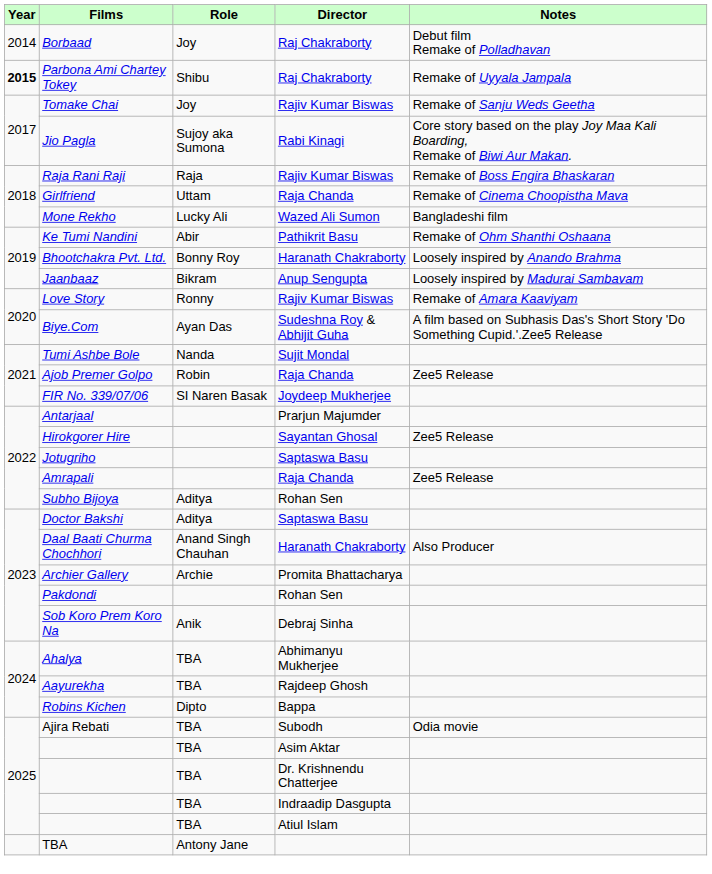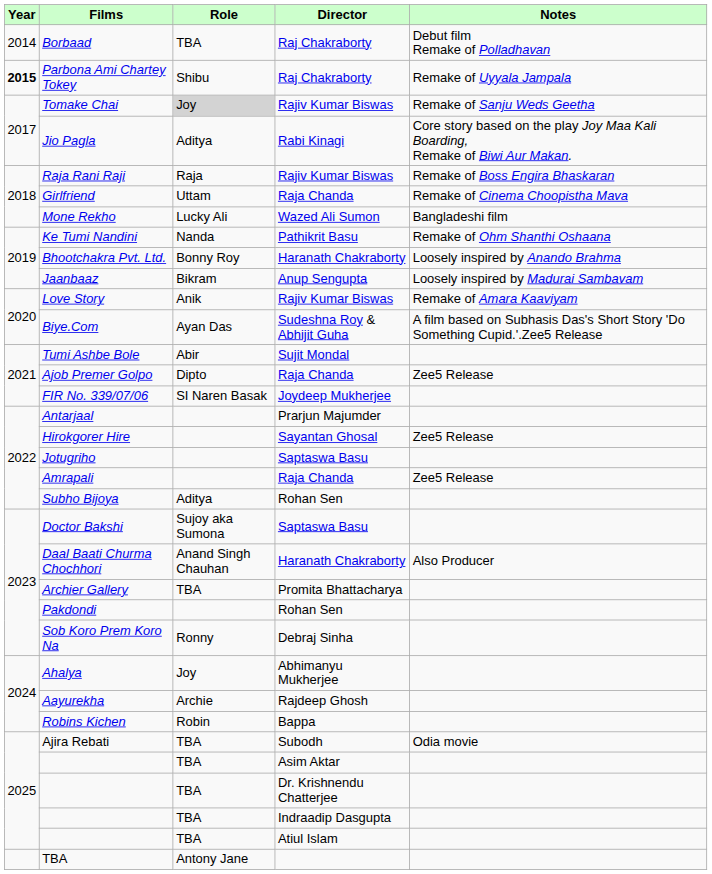(186, 42) Joy -> (189, 42) TBA
(186, 105) no background -> (186, 105) lightgrey background
(205, 140) Sujoy aka Sumona -> (194, 140) Aditya
(188, 237) Abir -> (195, 237) Nanda
(195, 299) Ronny -> (189, 299) Anik
(195, 354) Nanda -> (188, 354) Abir
(193, 375) Robin -> (191, 375) Dipto
(194, 519) Aditya -> (205, 526) Sujoy aka Sumona
(194, 574) Archie -> (189, 589) TBA
(189, 623) Anik -> (195, 637) Ronny
(189, 658) TBA -> (186, 673) Joy
(189, 686) TBA -> (194, 700) Archie
(191, 706) Dipto -> (193, 721) Robin
